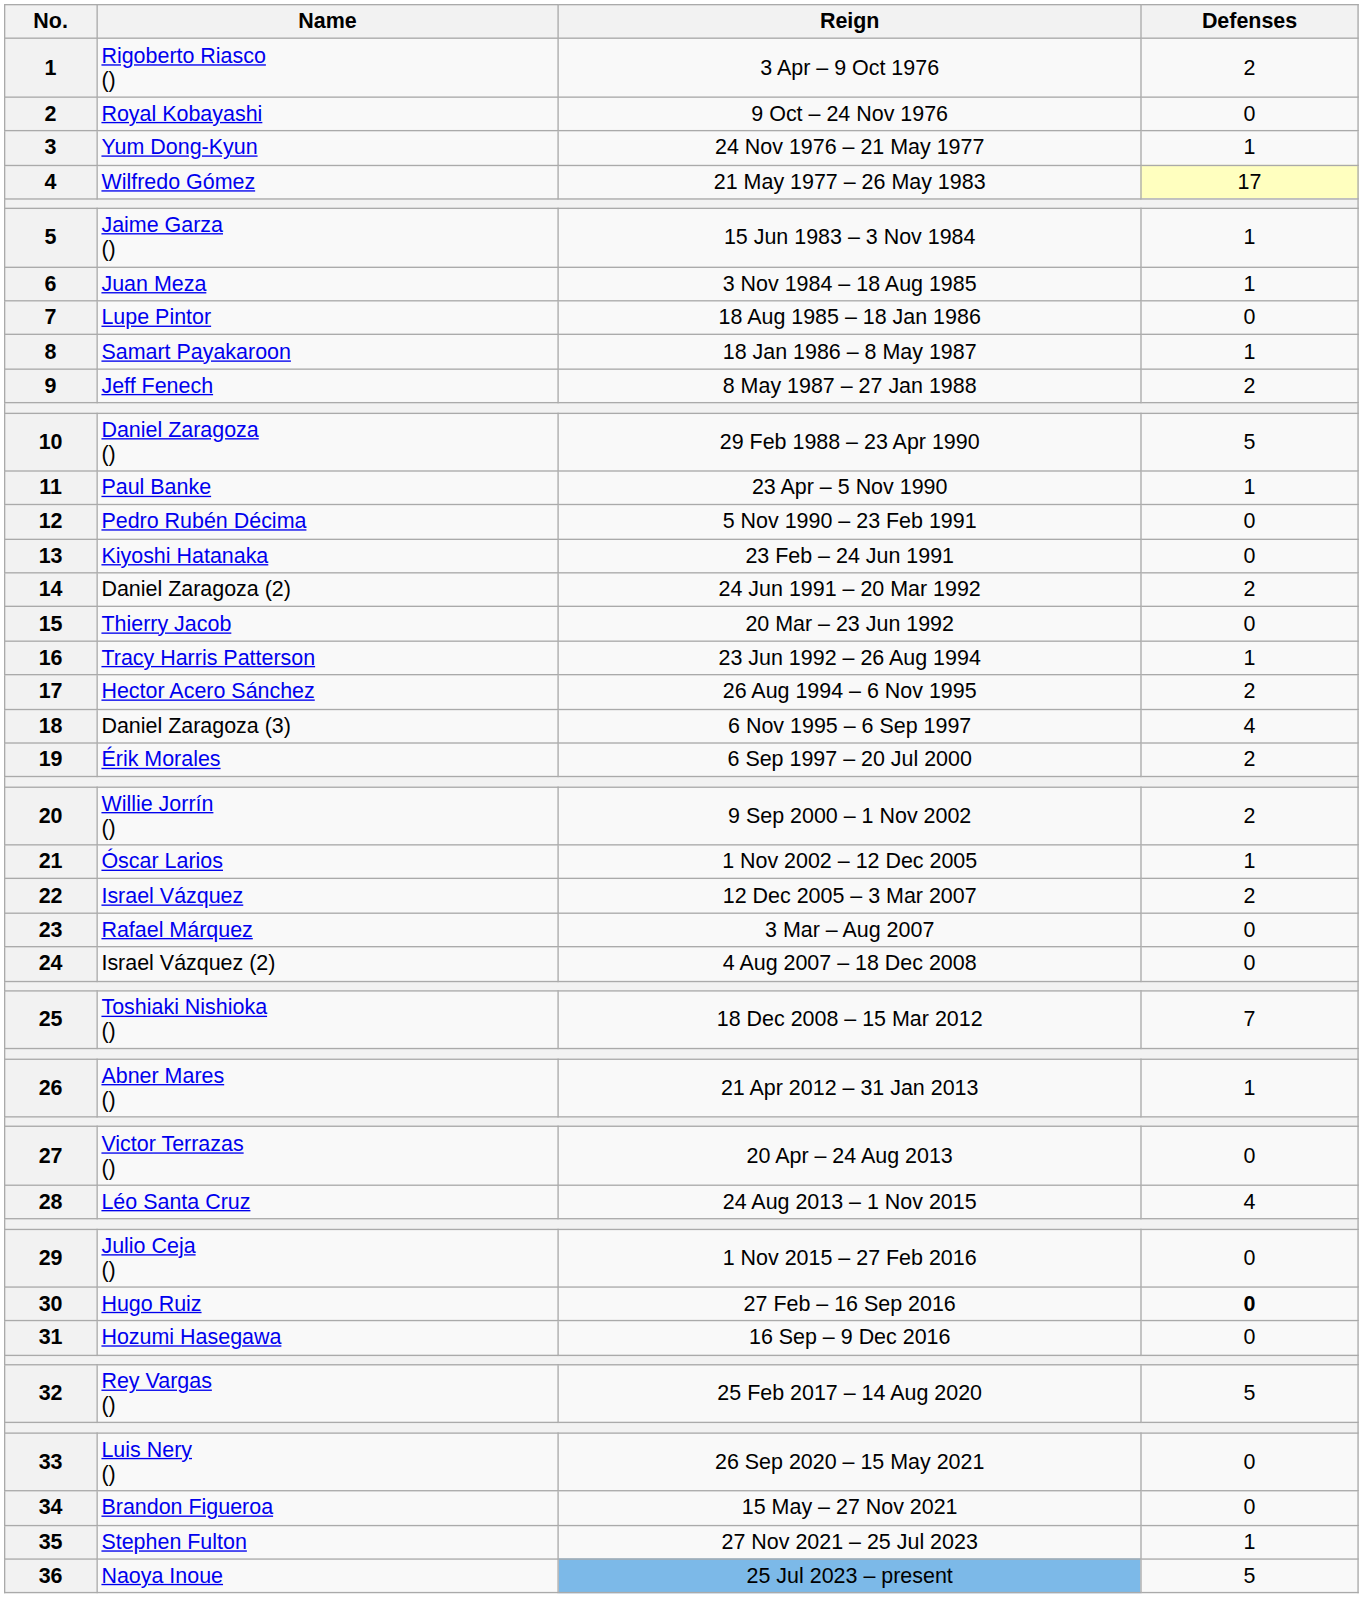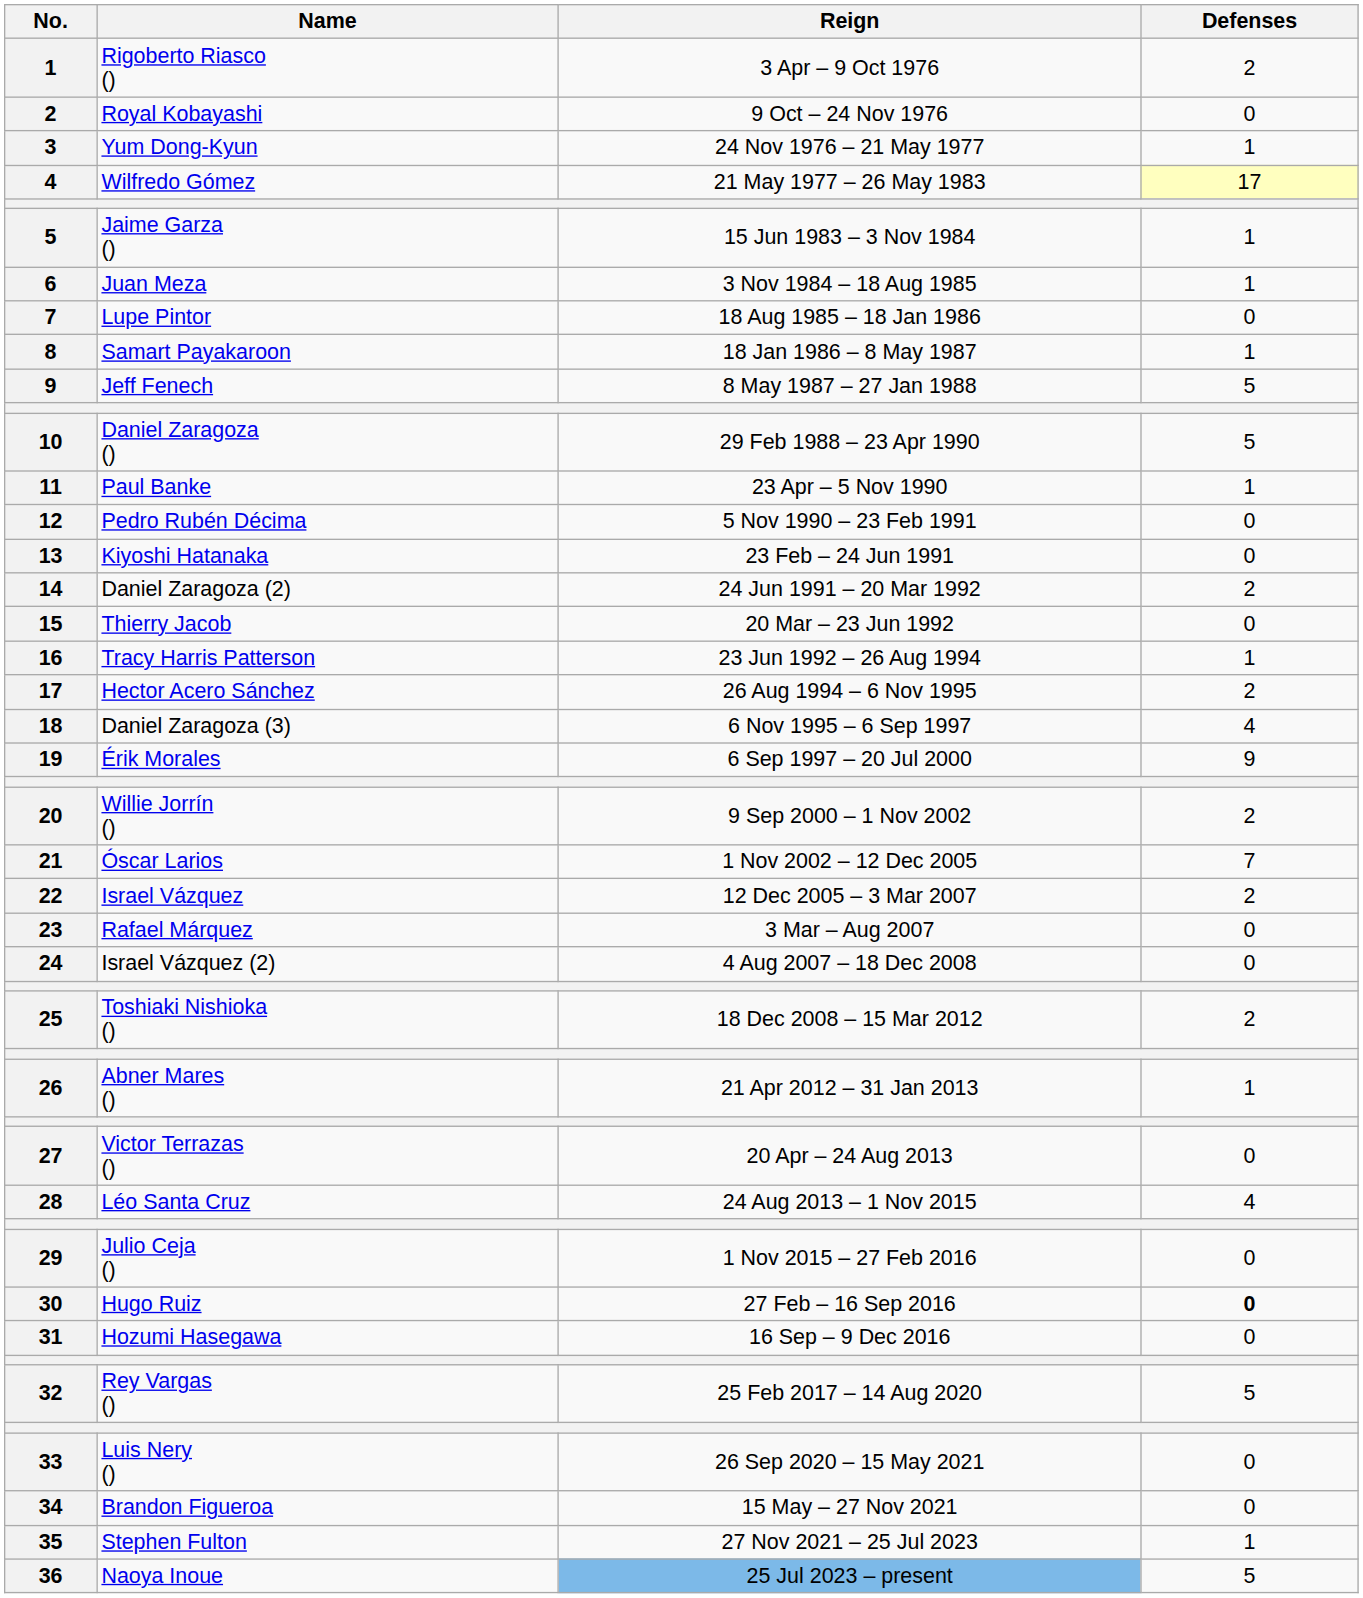(1250, 385) 2 -> (1250, 385) 5
(1250, 759) 2 -> (1250, 759) 9
(1250, 861) 1 -> (1250, 861) 7
(1250, 1019) 7 -> (1250, 1019) 2
